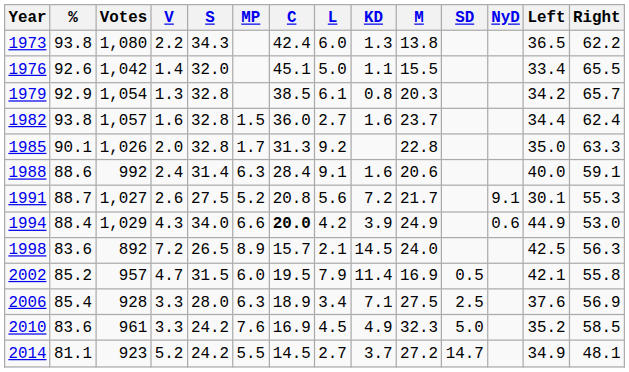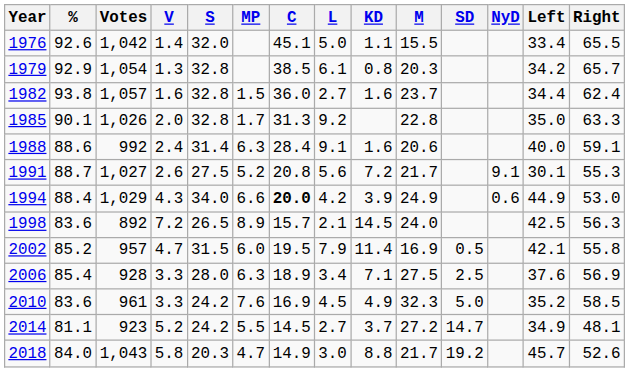- row: (27, 43)
+ row: (27, 354)
